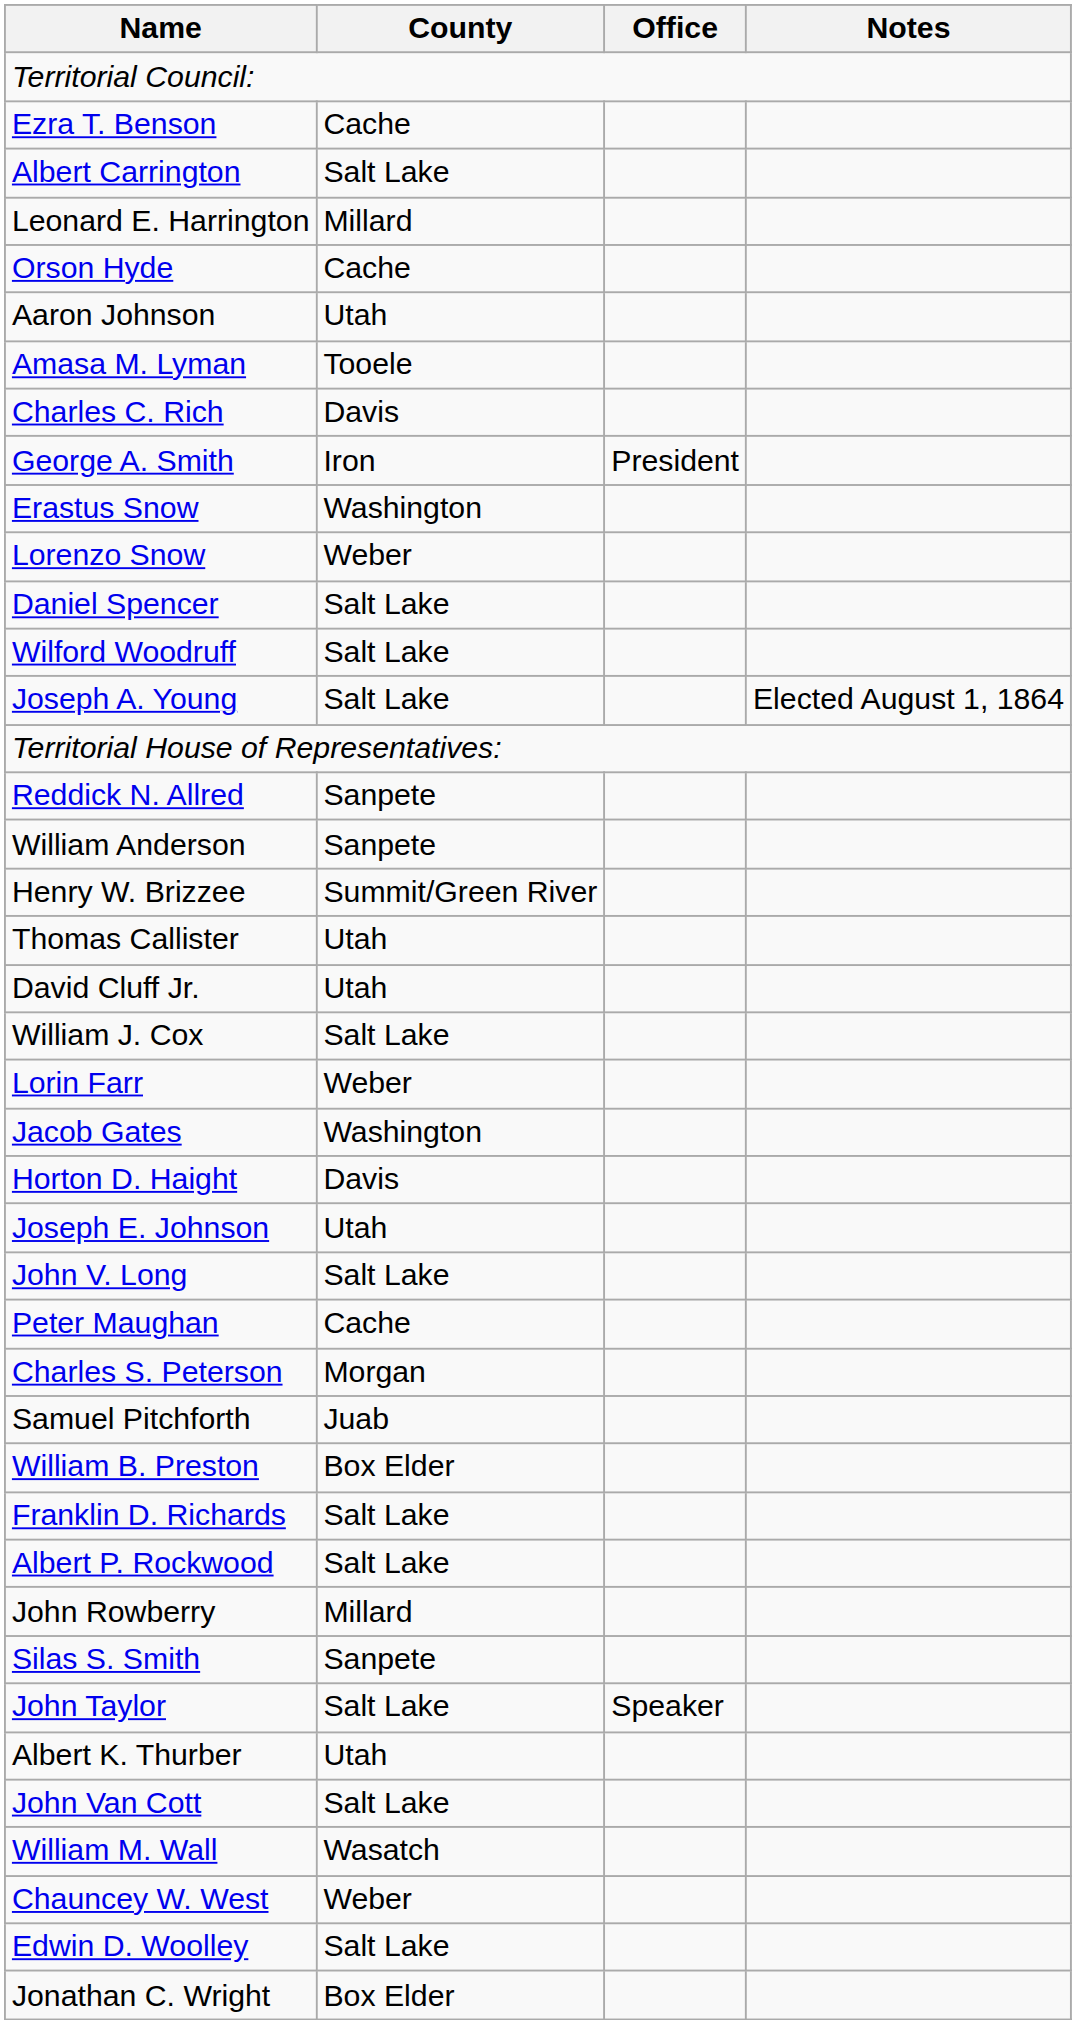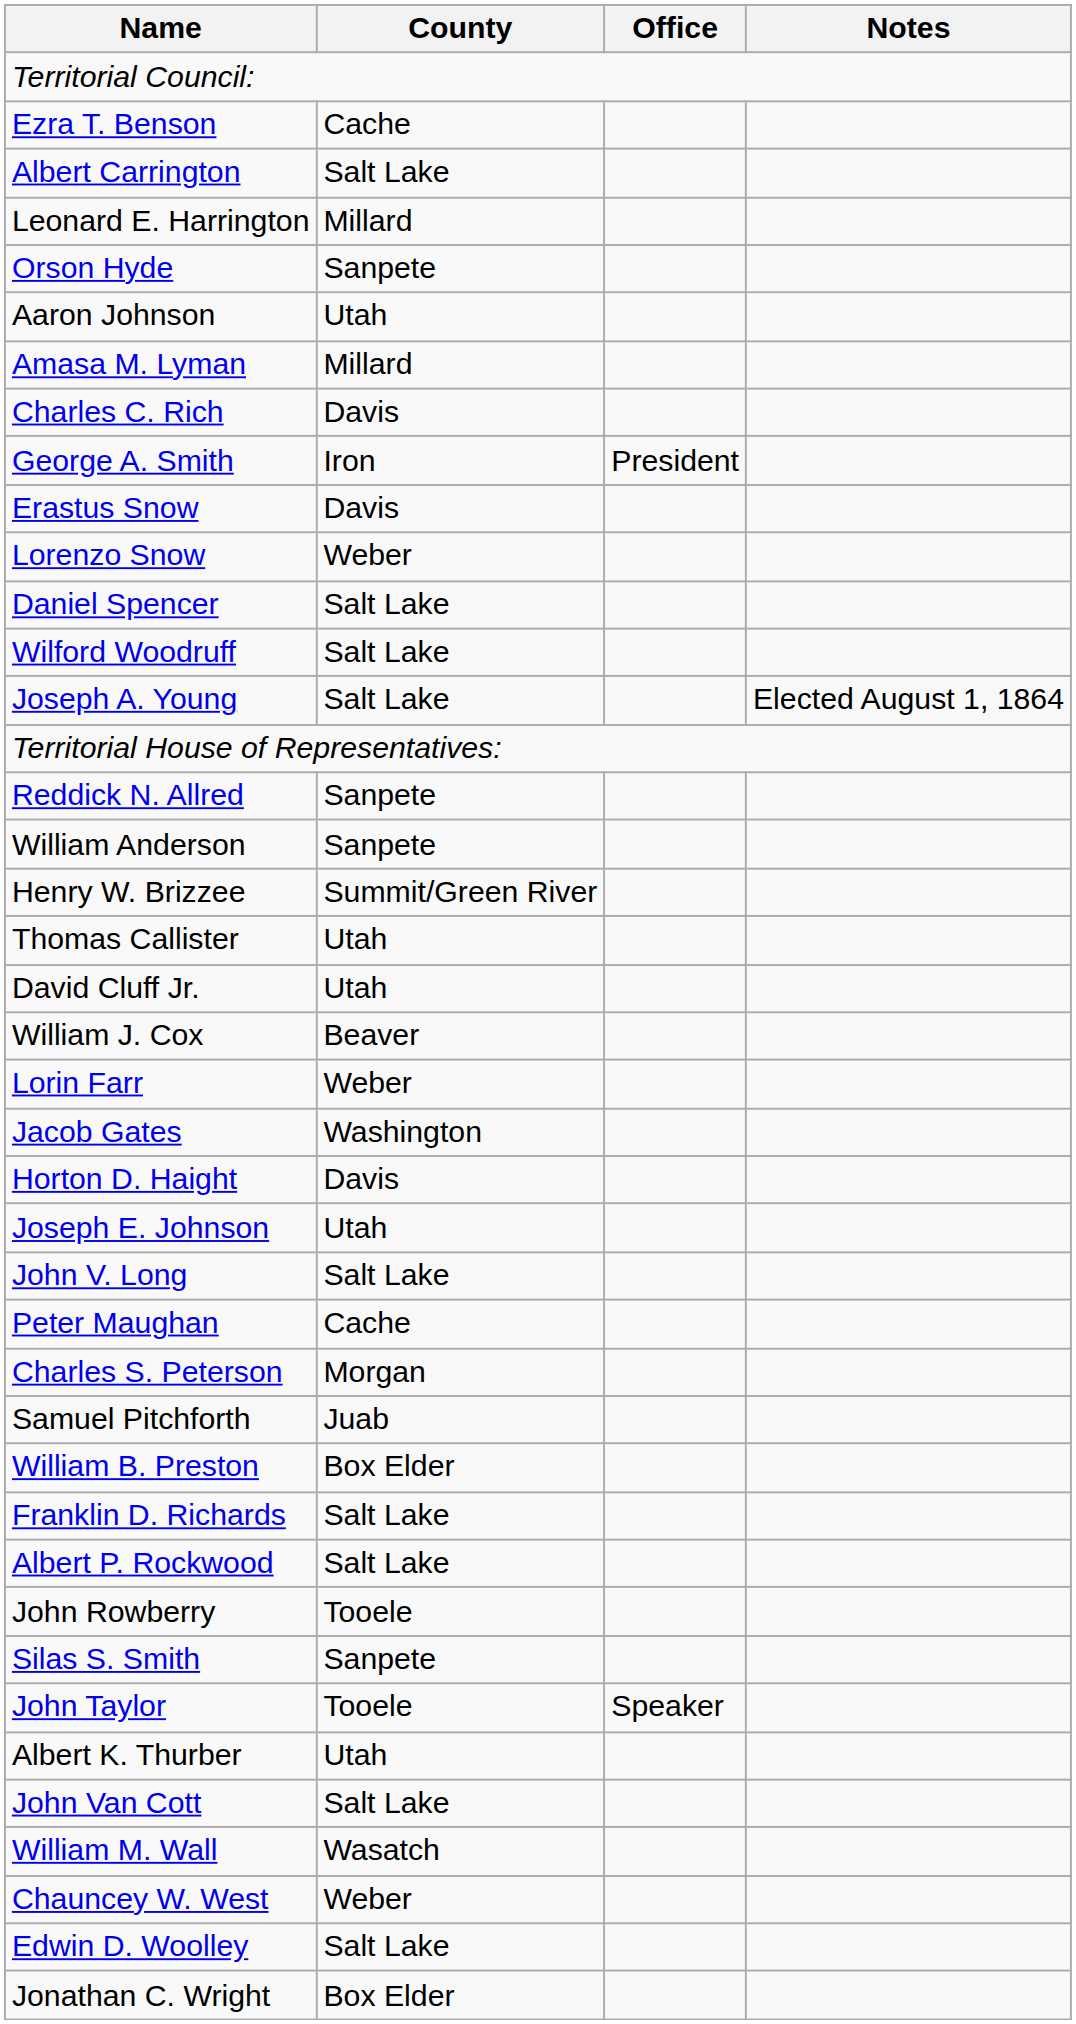(367, 268) Cache -> (380, 268) Sanpete
(368, 364) Tooele -> (368, 364) Millard
(403, 508) Washington -> (361, 508) Davis
(386, 1035) Salt Lake -> (371, 1035) Beaver
(368, 1611) Millard -> (368, 1611) Tooele
(386, 1707) Salt Lake -> (368, 1707) Tooele
